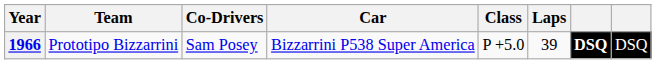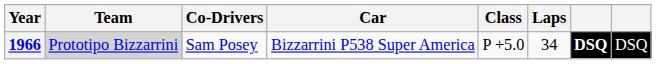(113, 45) no background -> (113, 45) lightgrey background
(549, 45) 39 -> (549, 45) 34
